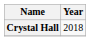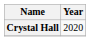(73, 28) 2018 -> (73, 28) 2020
